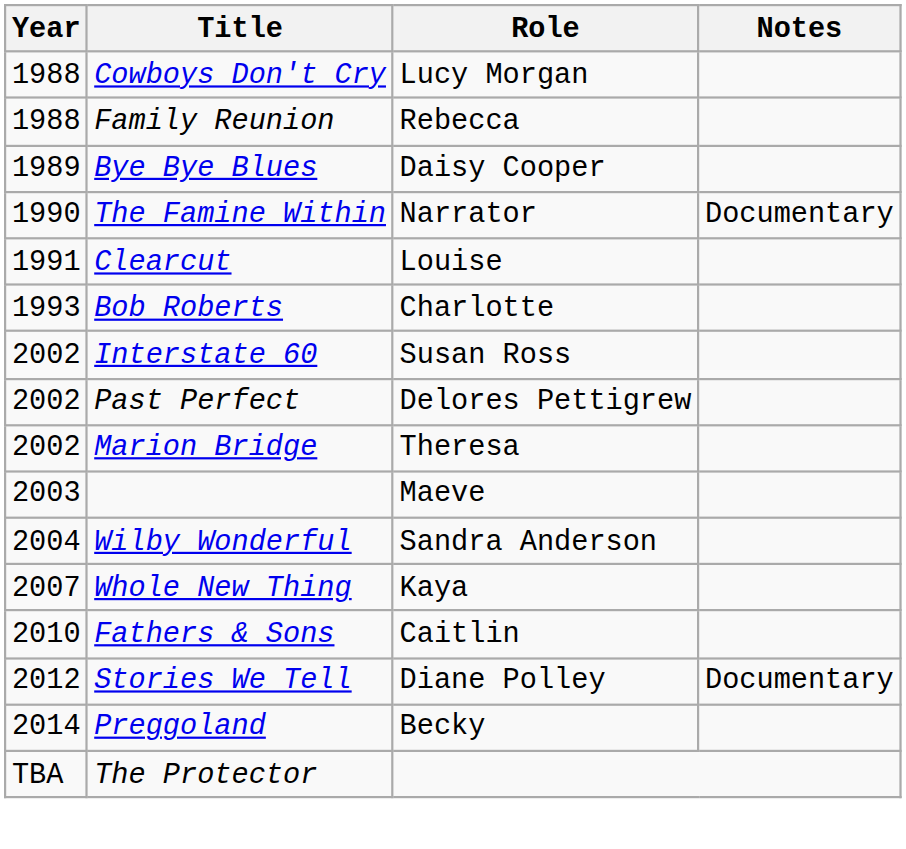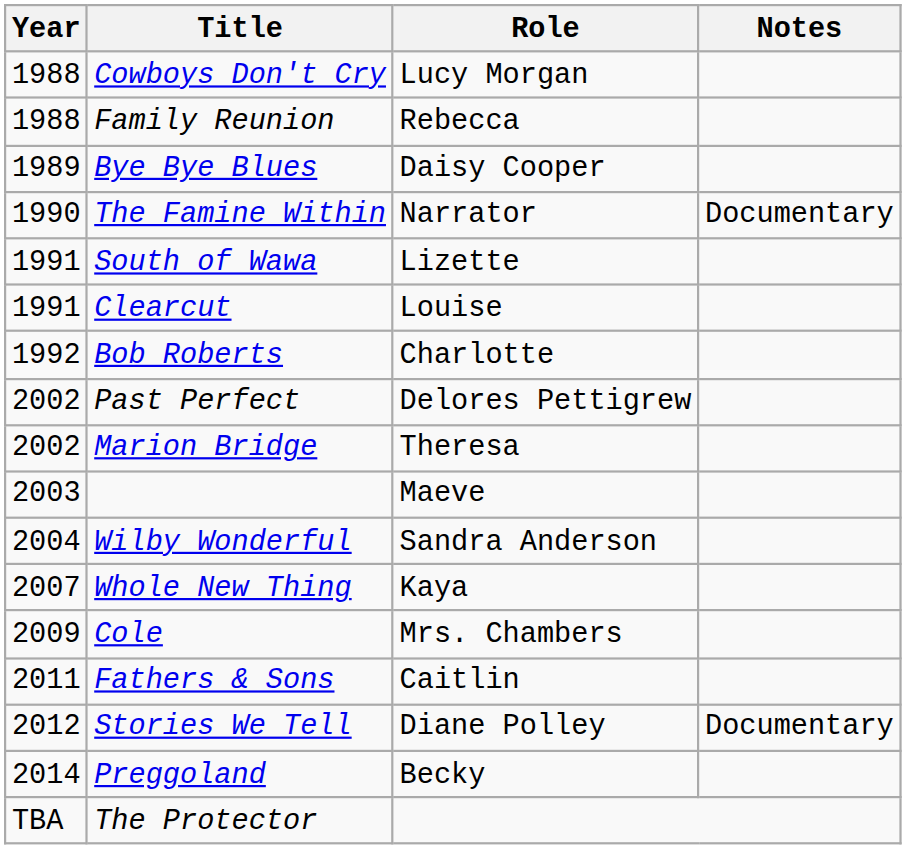+ row: (206, 261)
(46, 308) 1993 -> (46, 355) 1992
- row: (206, 355)
+ row: (129, 634)
(46, 634) 2010 -> (46, 681) 2011
